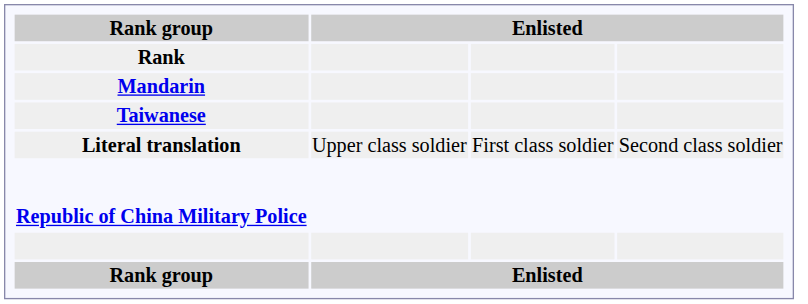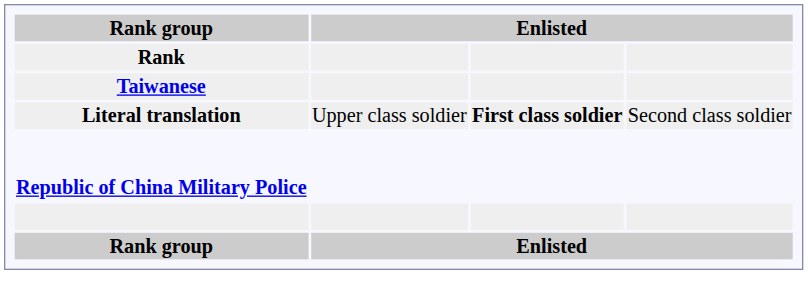- row: (161, 86)
(543, 144) normal -> (547, 115) bold
